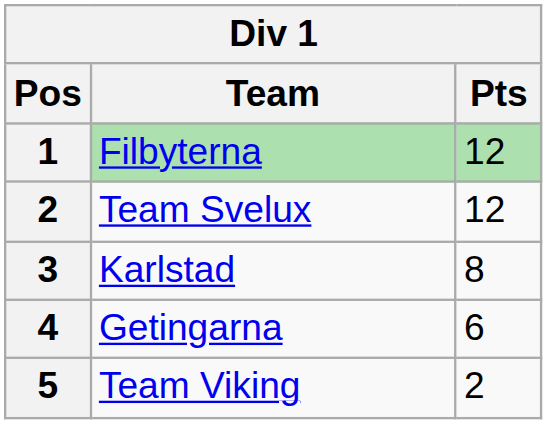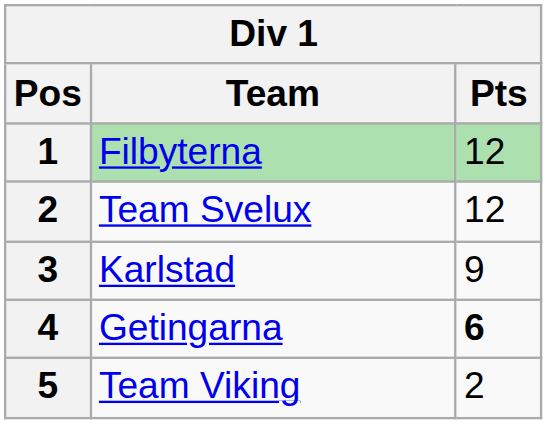(474, 269) 8 -> (474, 269) 9
(474, 328) normal -> (474, 328) bold
